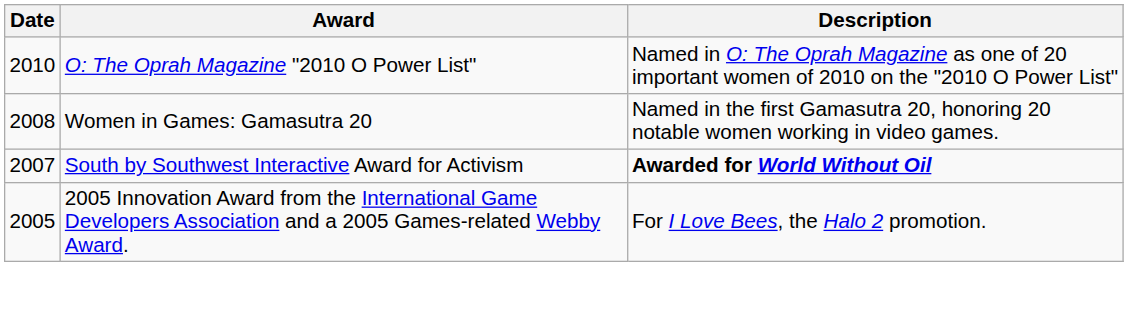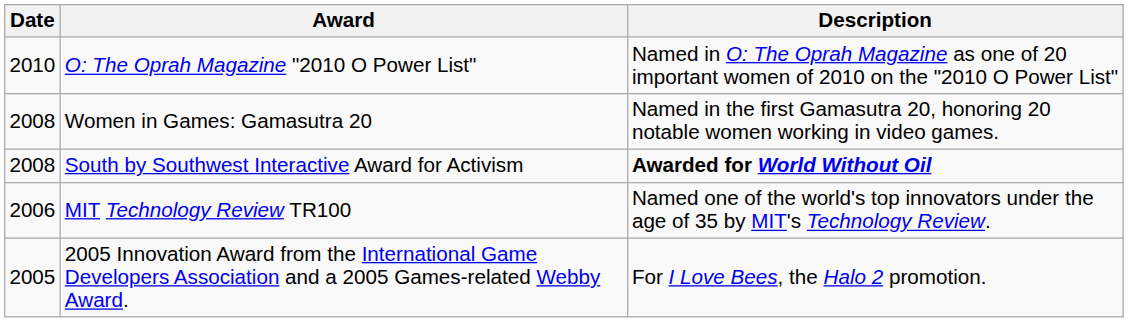(32, 165) 2007 -> (32, 165) 2008
+ row: (208, 209)
